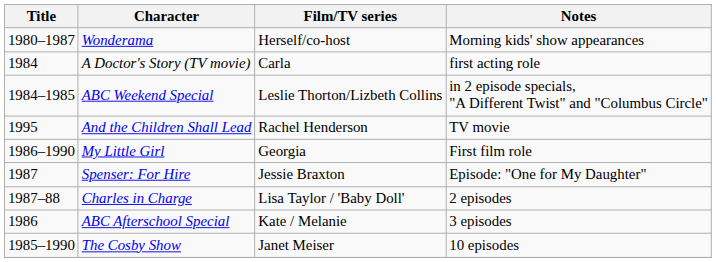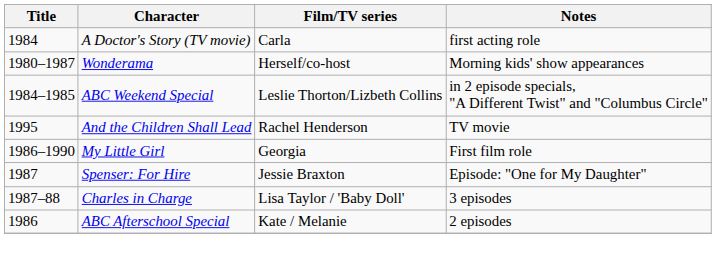rows swapped: (117, 39) <-> (166, 63)
(480, 198) 2 episodes -> (480, 198) 3 episodes
(480, 221) 3 episodes -> (480, 221) 2 episodes
- row: (131, 245)
